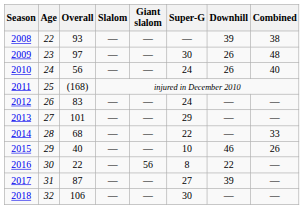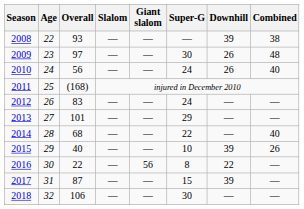(275, 133) 33 -> (275, 133) 40
(229, 149) 46 -> (229, 149) 39
(187, 180) 27 -> (187, 180) 15
